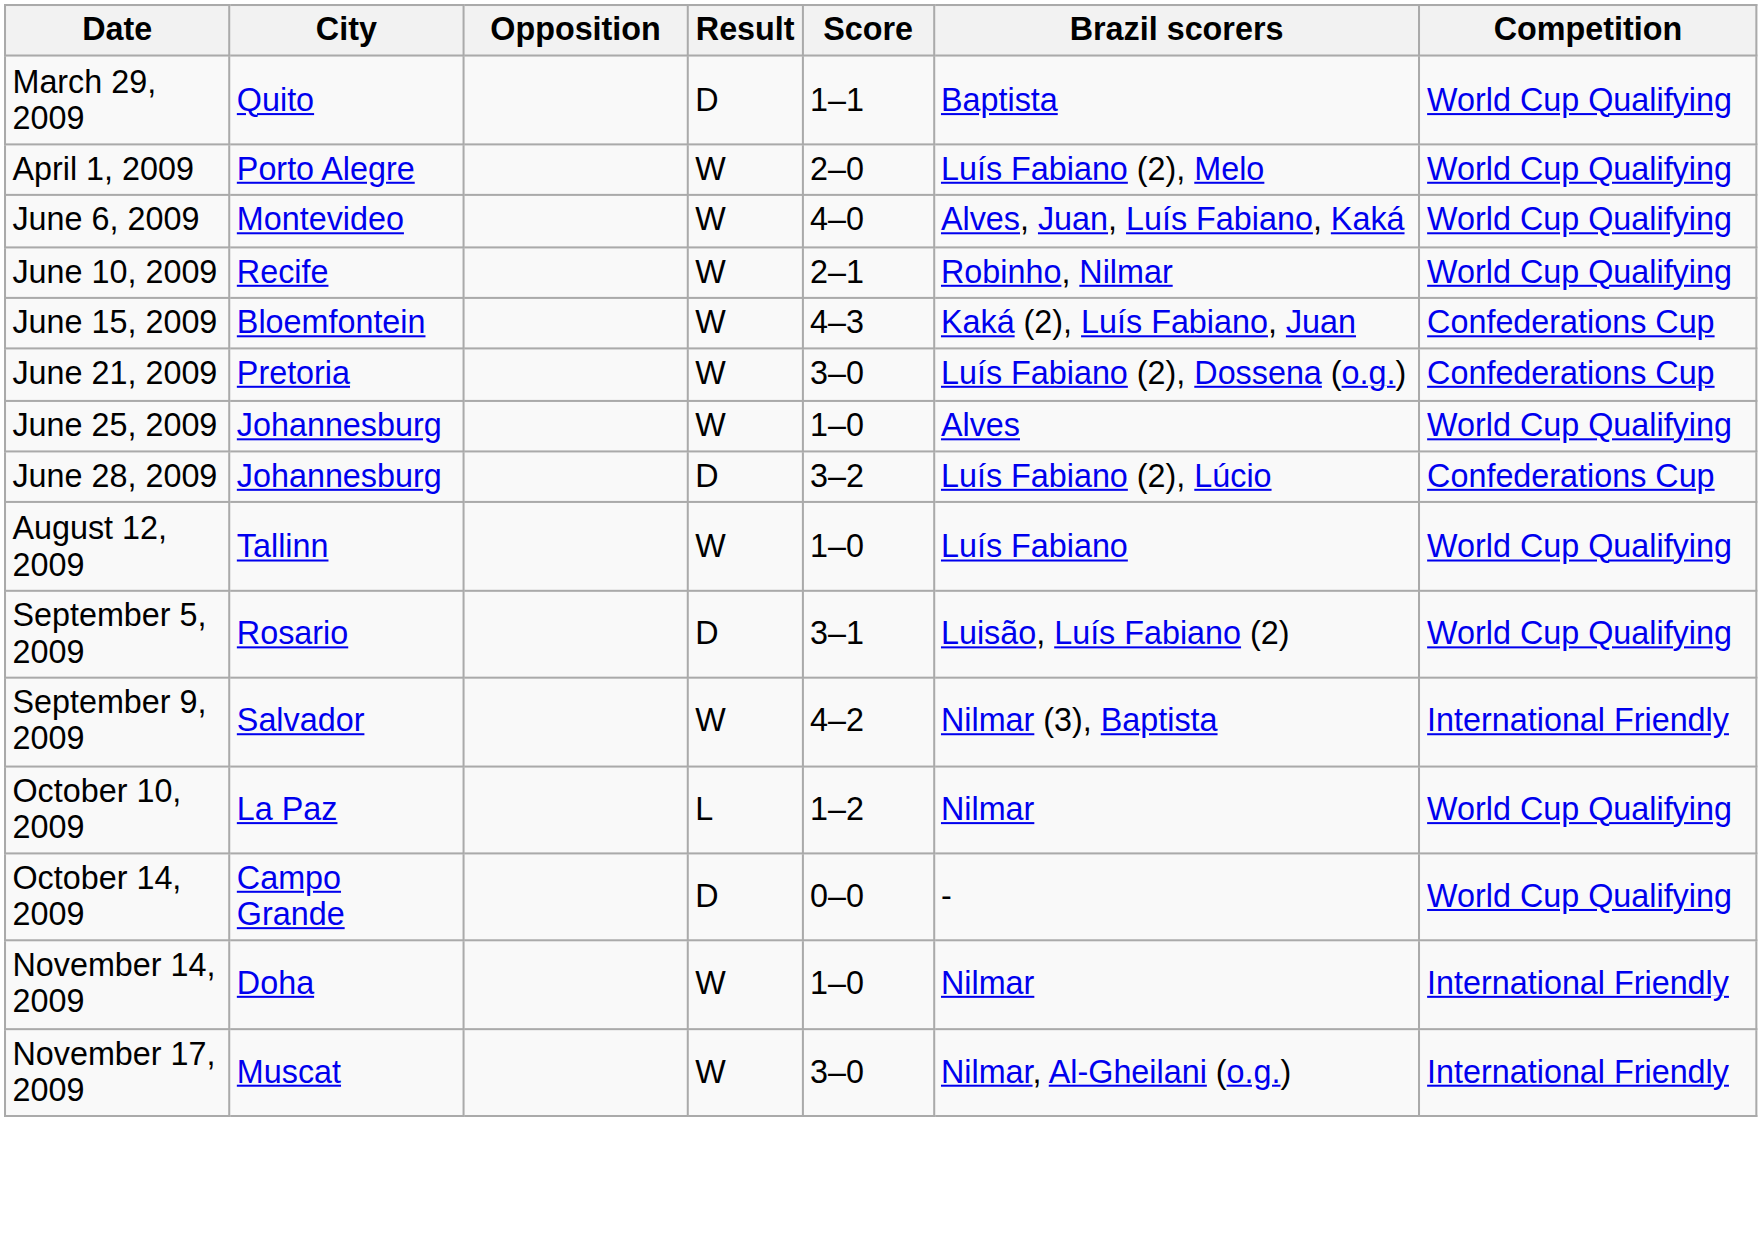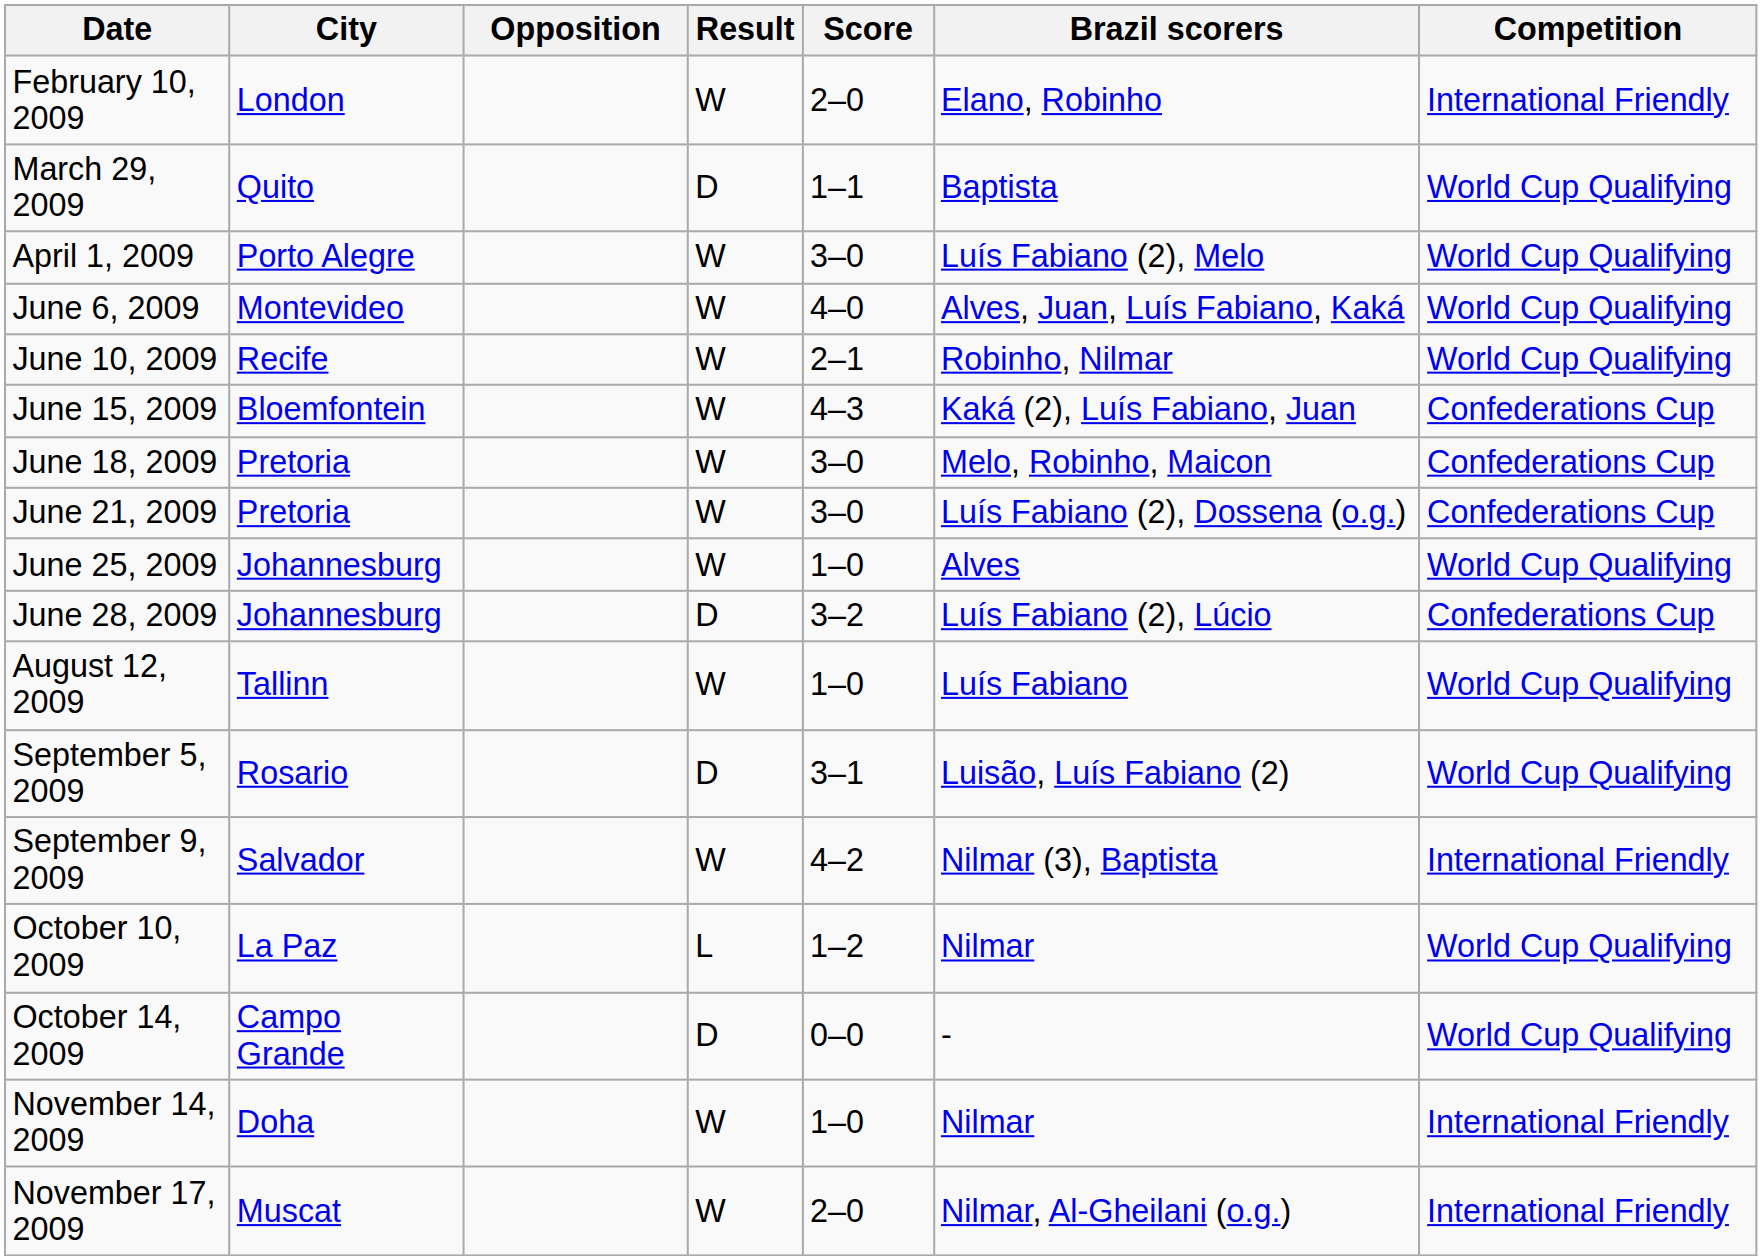+ row: (104, 99)
(837, 169) 2–0 -> (837, 256) 3–0
+ row: (115, 461)
(837, 1071) 3–0 -> (837, 1210) 2–0
